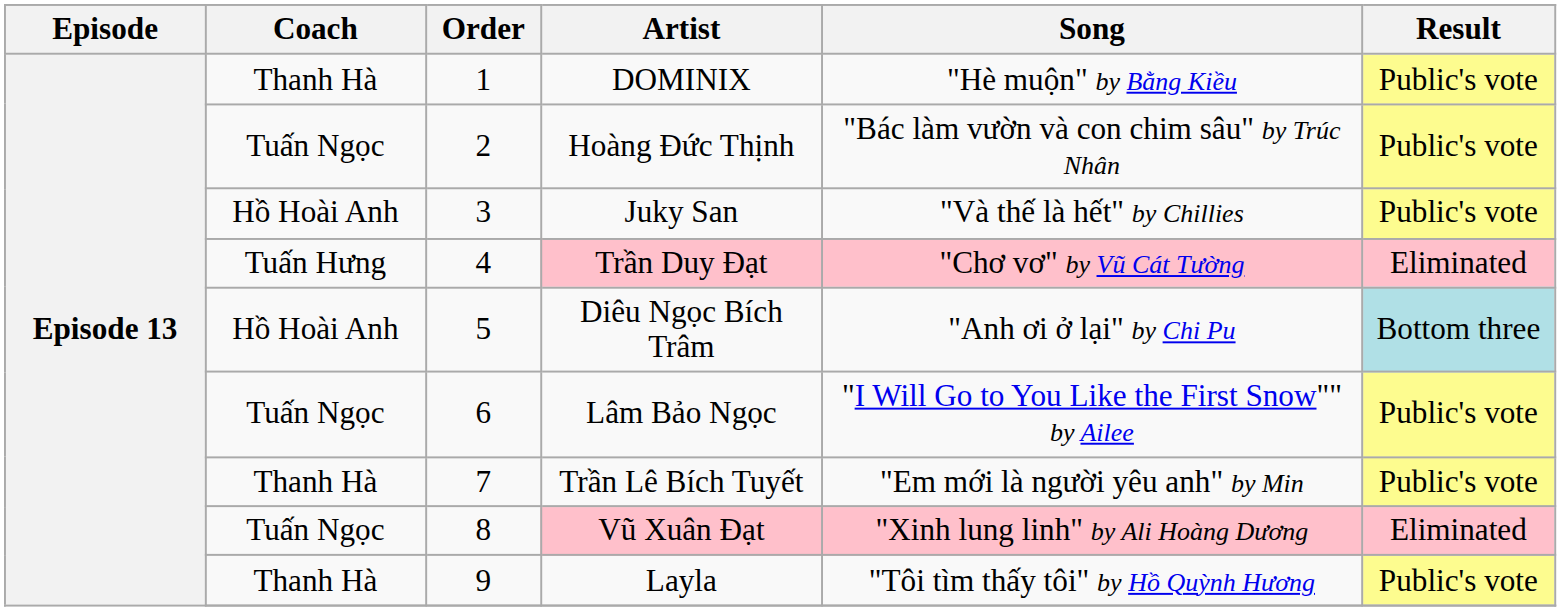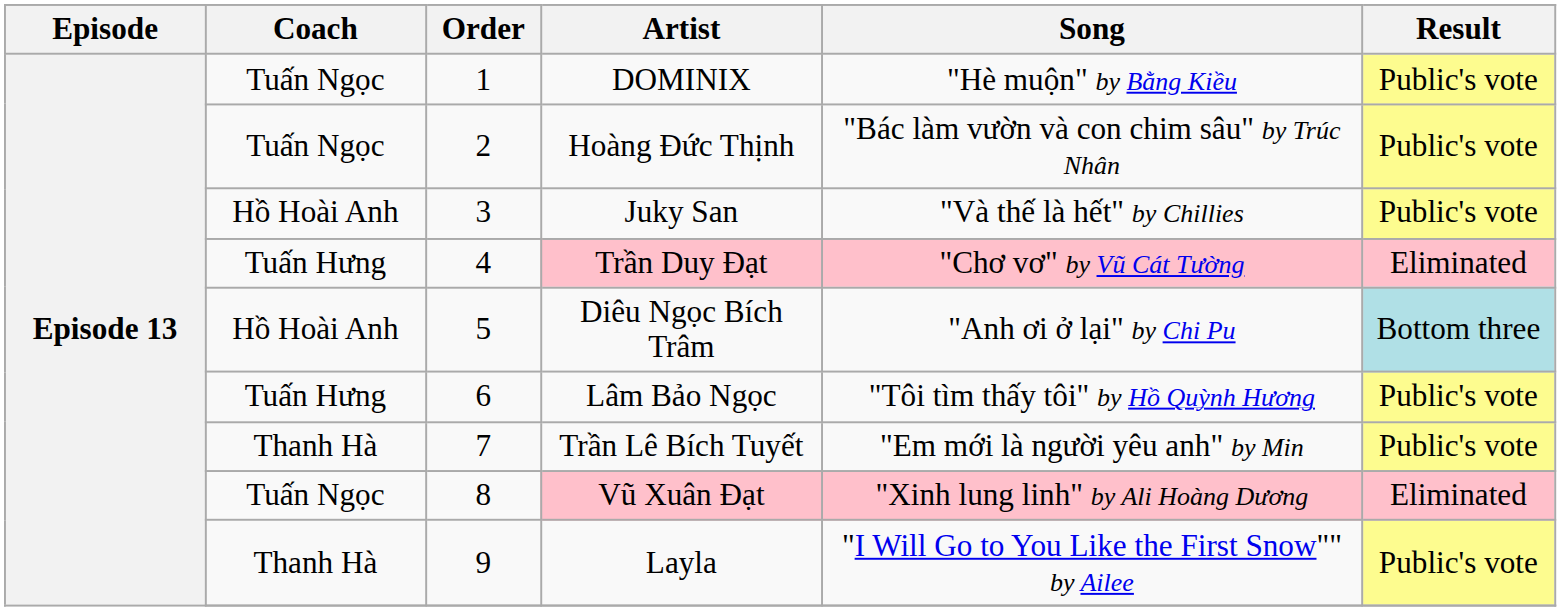(315, 78) Thanh Hà -> (315, 78) Tuấn Ngọc
(315, 413) Tuấn Ngọc -> (315, 396) Tuấn Hưng
(1092, 413) "I Will Go to You Like the First Snow"" by Ailee -> (1092, 396) "Tôi tìm thấy tôi" by Hồ Quỳnh Hương
(1092, 579) "Tôi tìm thấy tôi" by Hồ Quỳnh Hương -> (1092, 562) "I Will Go to You Like the First Snow"" by Ailee
